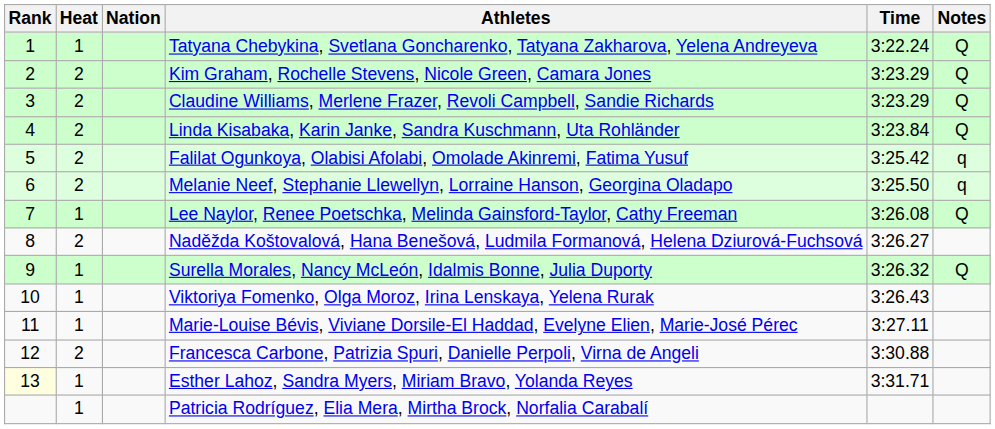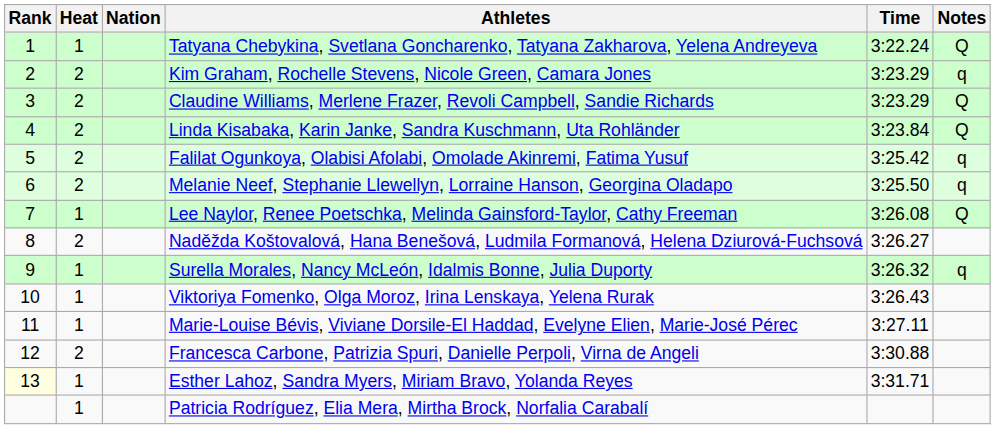(962, 74) Q -> (962, 74) q
(962, 269) Q -> (962, 269) q
